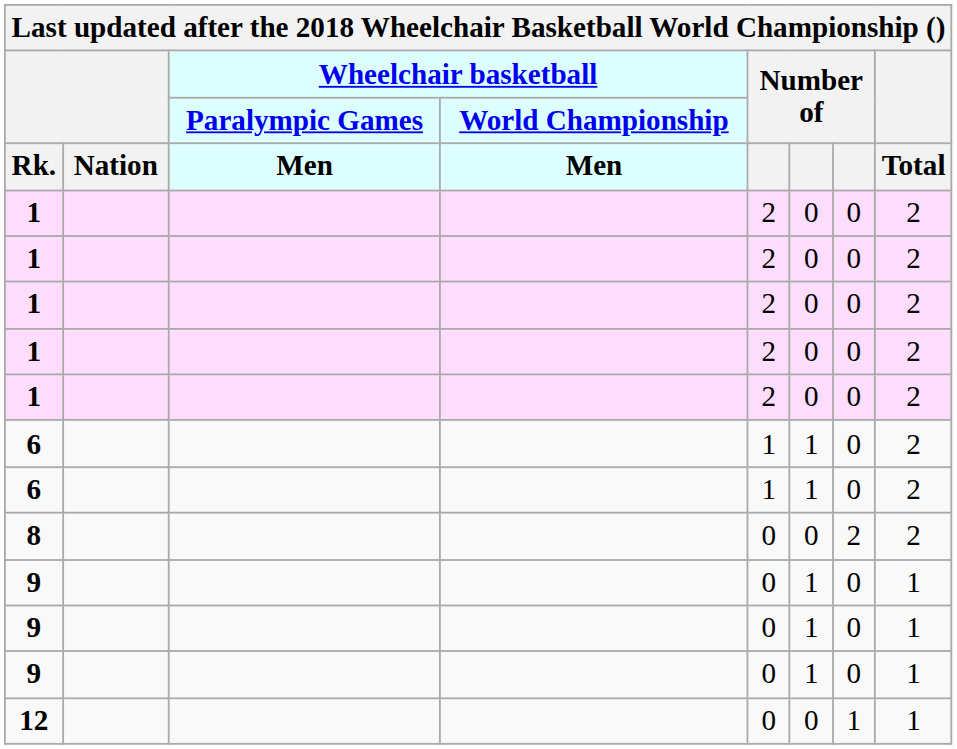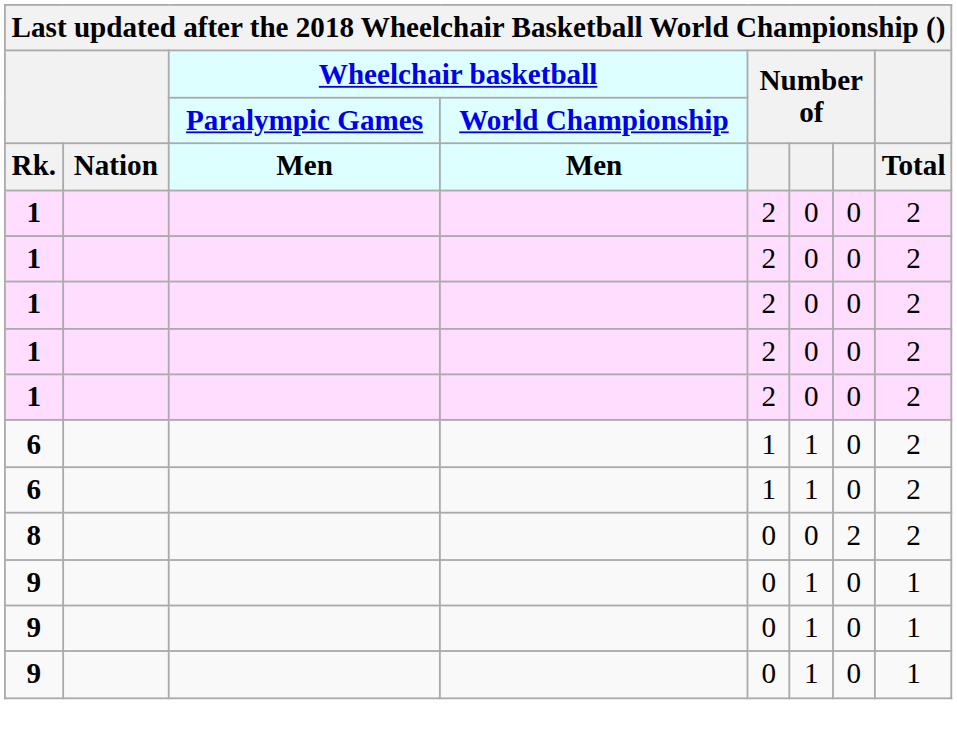- row: (34, 720)
